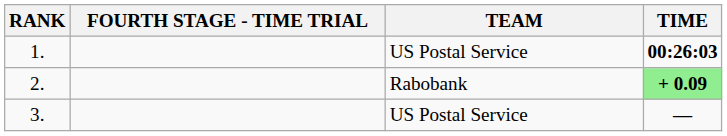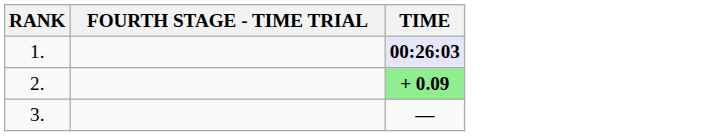- column: (514, 20)
(683, 52) no background -> (425, 52) lavender background
